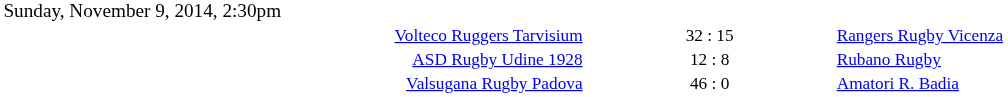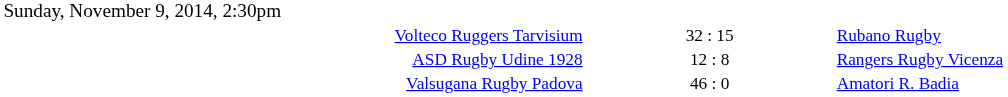(920, 35) Rangers Rugby Vicenza -> (889, 35) Rubano Rugby
(889, 59) Rubano Rugby -> (920, 59) Rangers Rugby Vicenza
